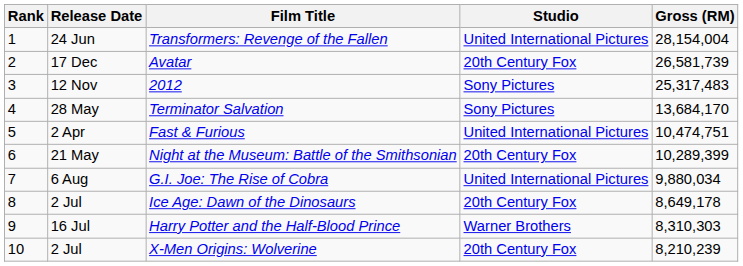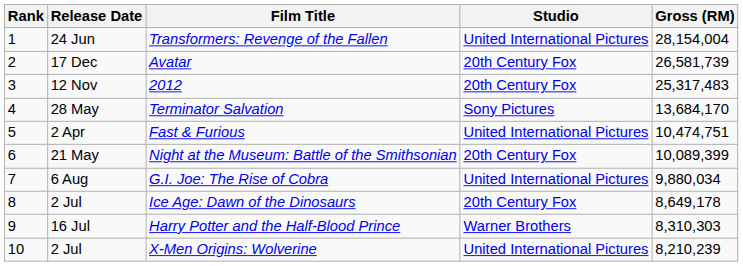(509, 86) Sony Pictures -> (520, 86) 20th Century Fox
(692, 156) 10,289,399 -> (692, 156) 10,089,399
(520, 249) 20th Century Fox -> (556, 249) United International Pictures
